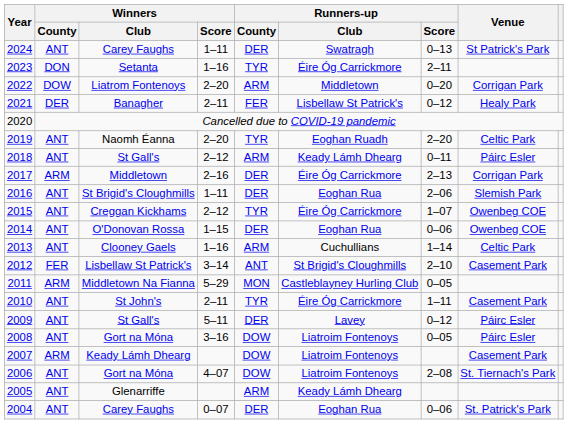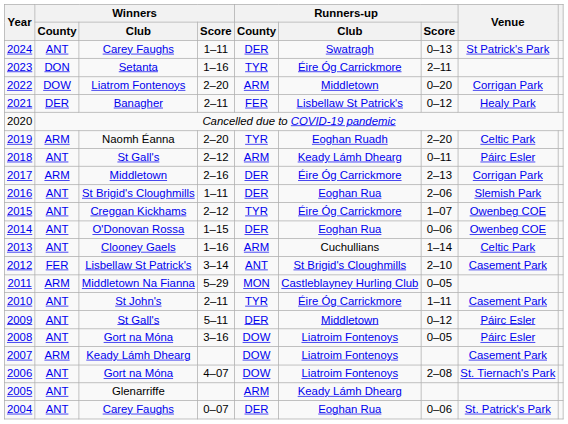(57, 139) ANT -> (57, 139) ARM
(350, 319) Lavey -> (350, 319) Middletown
